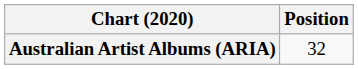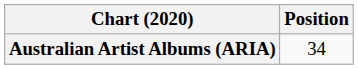(317, 49) 32 -> (317, 49) 34
